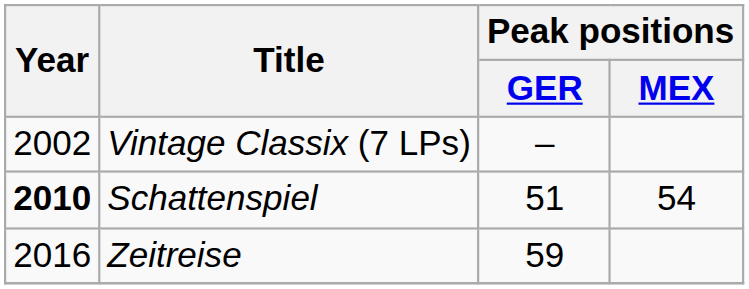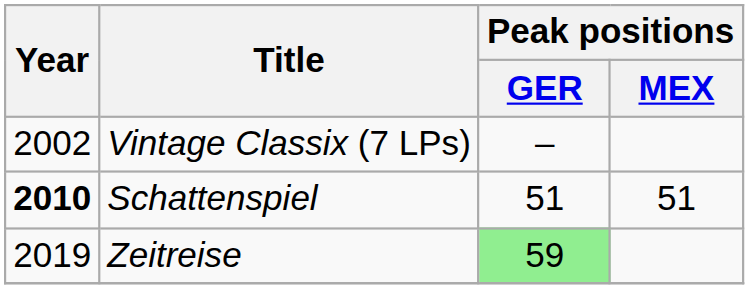(676, 198) 54 -> (676, 198) 51
(52, 254) 2016 -> (52, 254) 2019
(545, 254) no background -> (545, 254) lightgreen background
